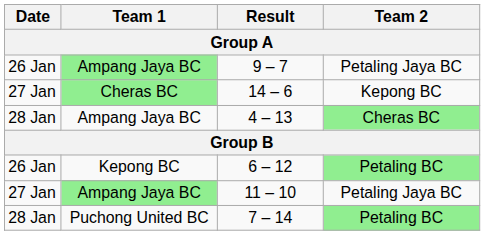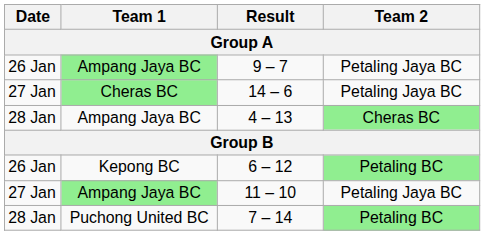(401, 92) Kepong BC -> (401, 92) Petaling Jaya BC
